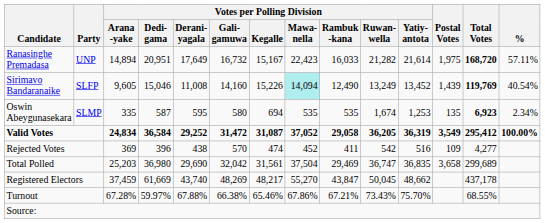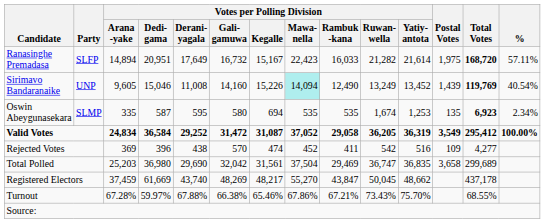(86, 59) UNP -> (87, 59) SLFP
(87, 86) SLFP -> (86, 86) UNP
